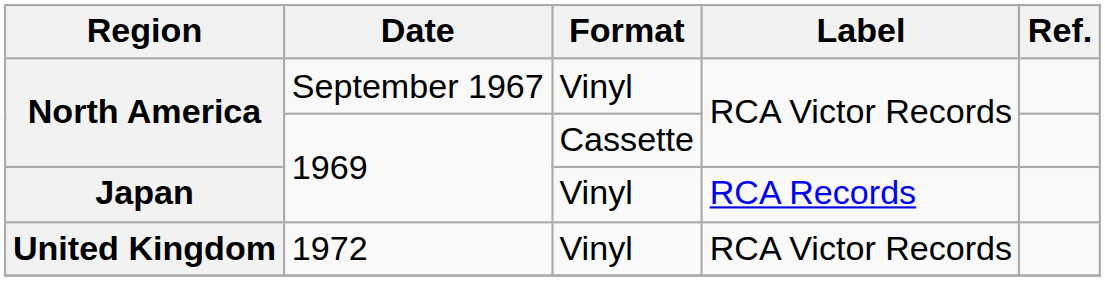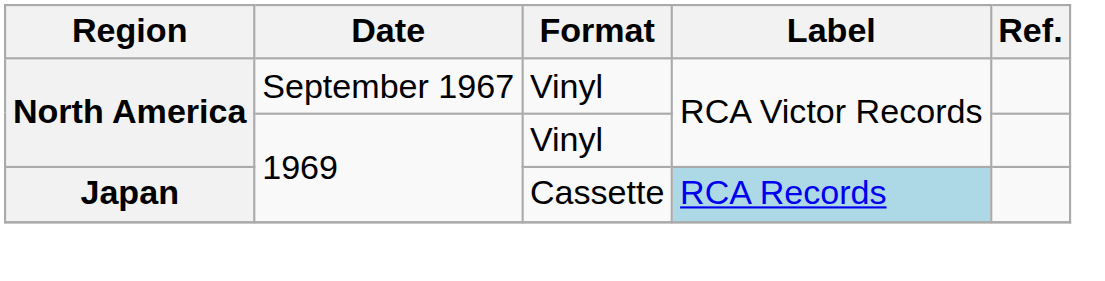(627, 139) Cassette -> (567, 139) Vinyl
(596, 193) Vinyl -> (597, 193) Cassette
(813, 193) no background -> (783, 193) lightblue background
- row: (144, 247)
